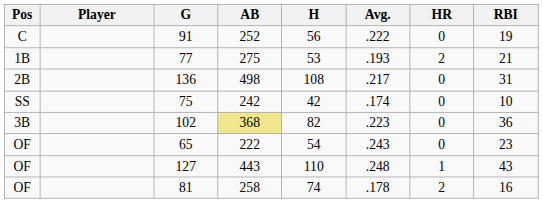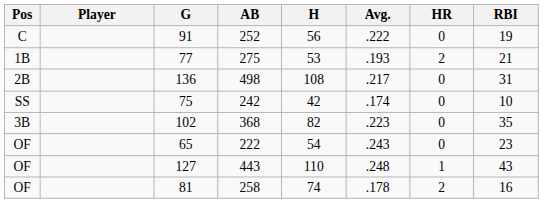(250, 123) khaki background -> (250, 123) no background
(506, 123) 36 -> (506, 123) 35
